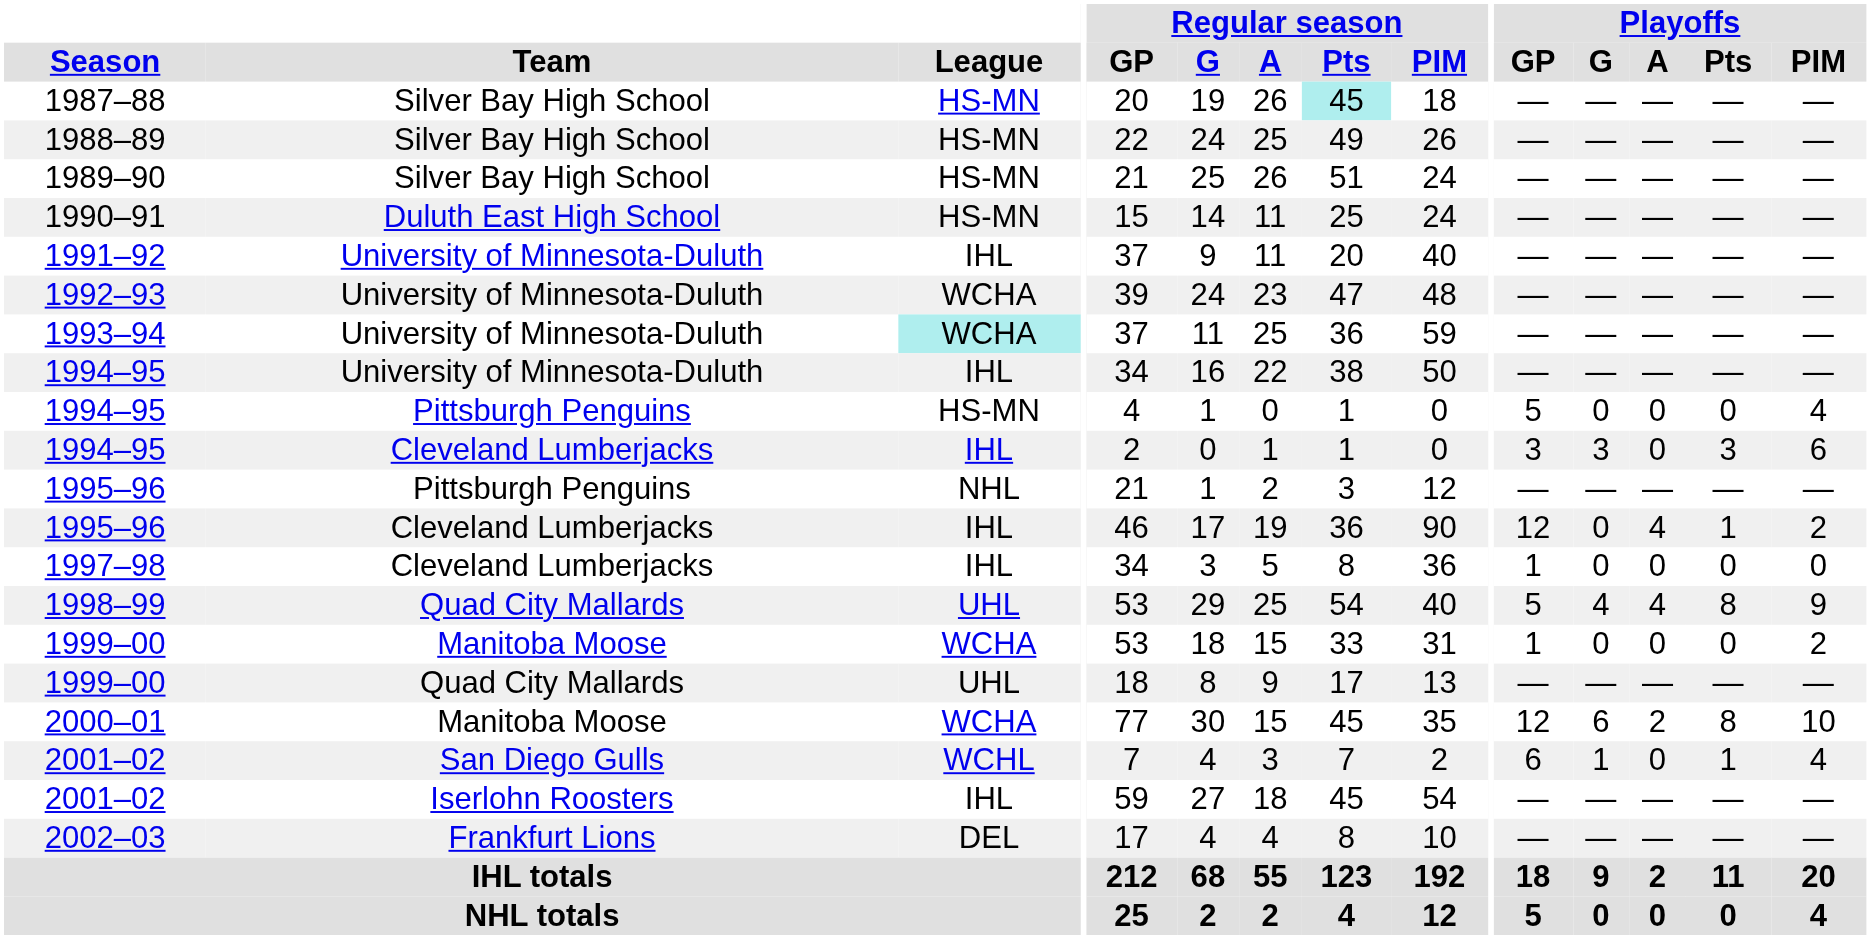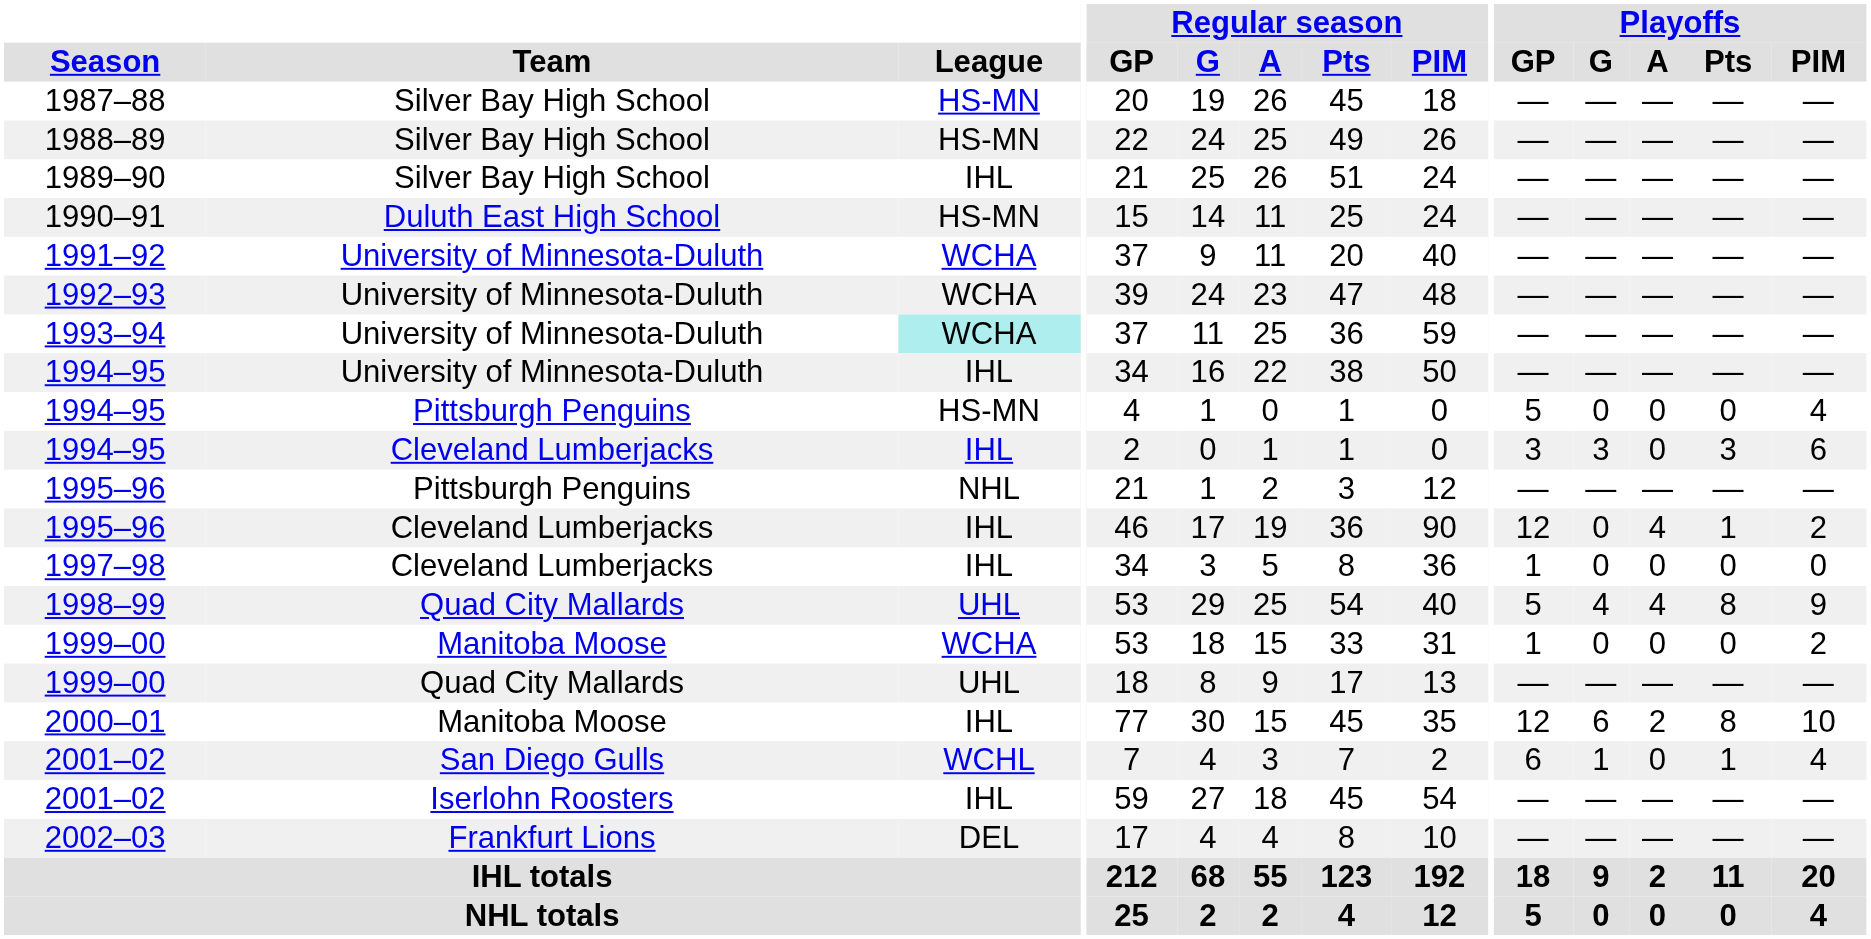(1346, 100) paleturquoise background -> (1346, 100) no background
(989, 178) HS-MN -> (989, 178) IHL
(989, 255) IHL -> (989, 255) WCHA
(989, 721) WCHA -> (989, 721) IHL
